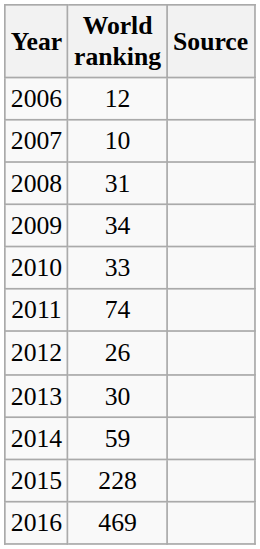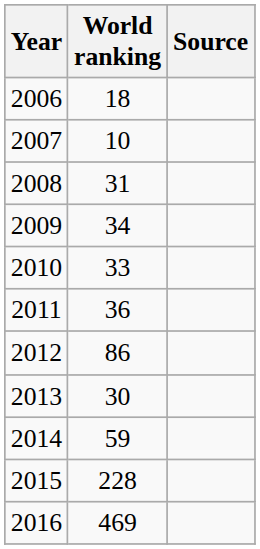(118, 98) 12 -> (118, 98) 18
(118, 310) 74 -> (118, 310) 36
(118, 352) 26 -> (118, 352) 86
